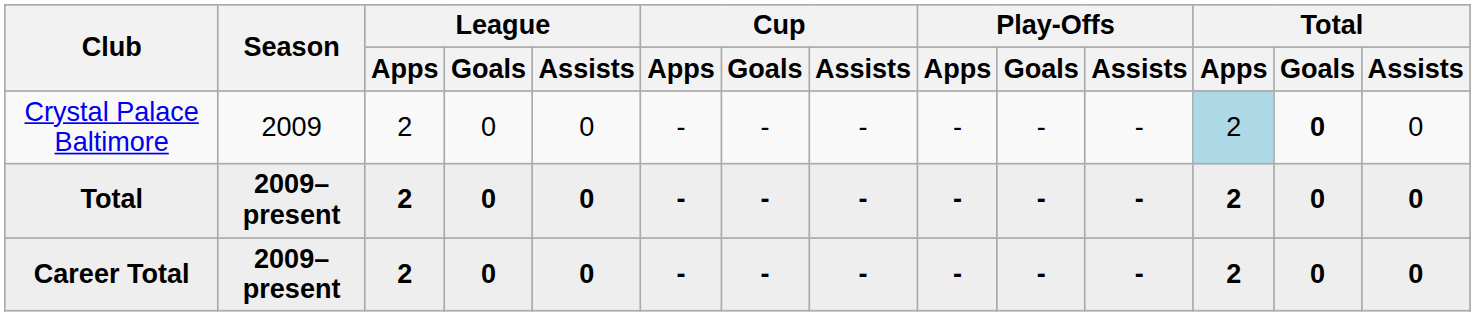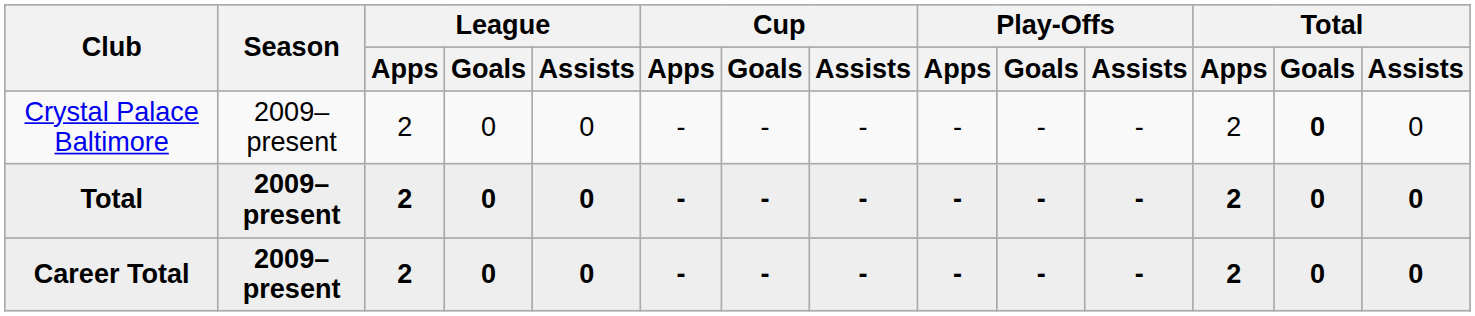(292, 126) 2009 -> (292, 126) 2009–present
(1234, 126) lightblue background -> (1234, 126) no background
